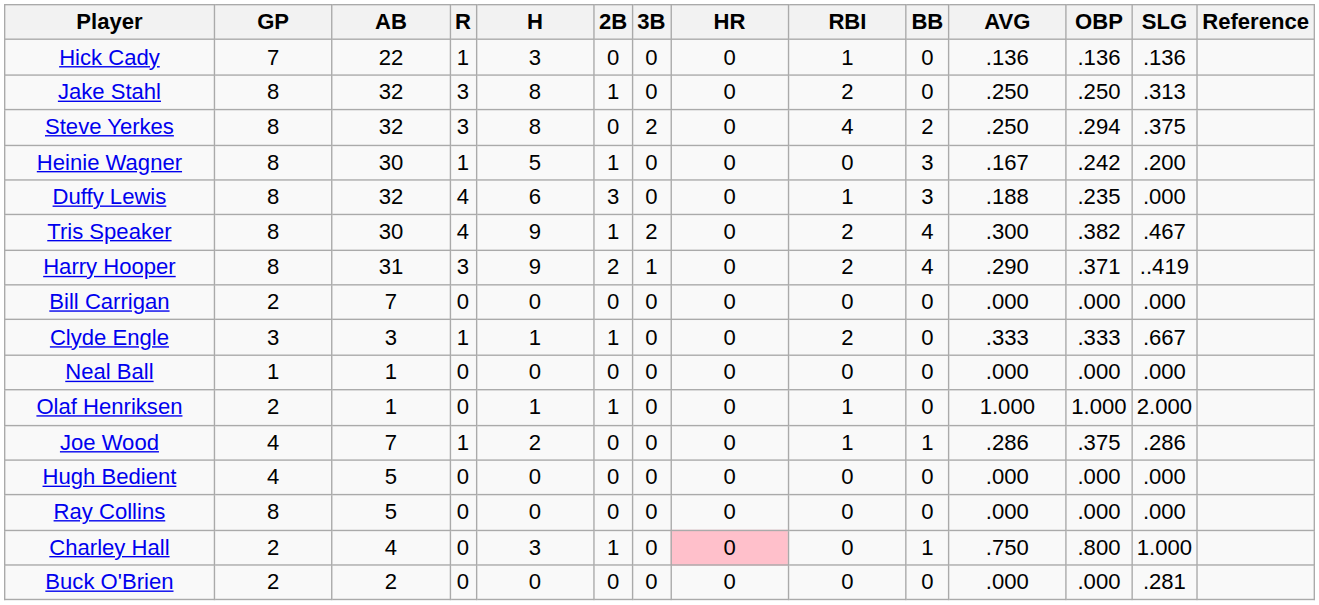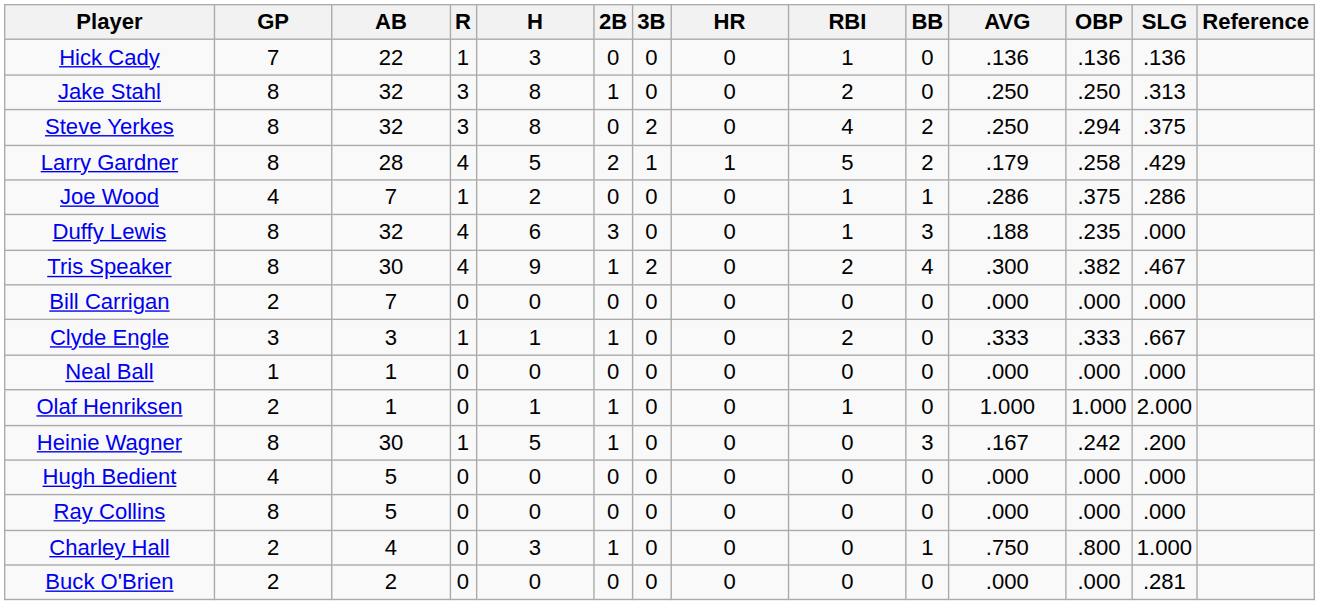+ row: (109, 162)
rows swapped: (109, 162) <-> (109, 442)
- row: (109, 267)
(730, 547) pink background -> (730, 547) no background
